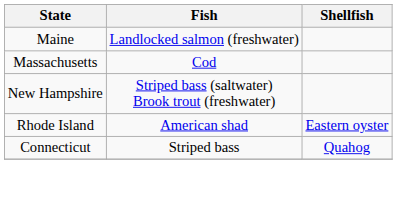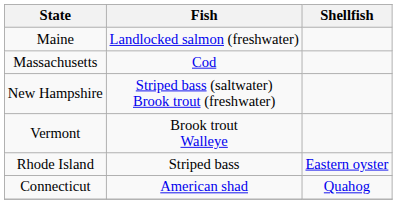+ row: (55, 132)
(204, 124) American shad -> (204, 164) Striped bass
(204, 147) Striped bass -> (204, 187) American shad
